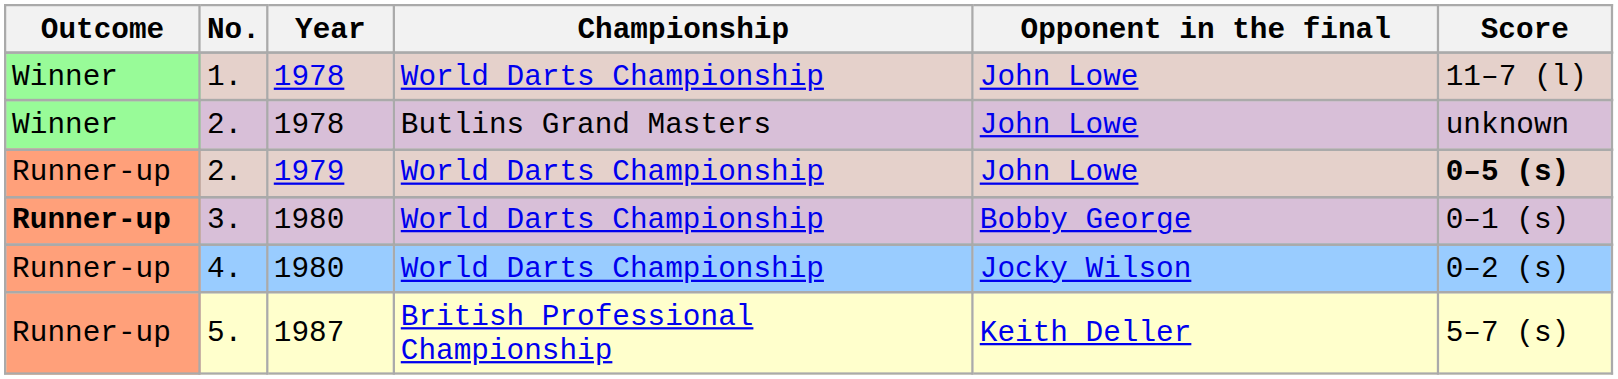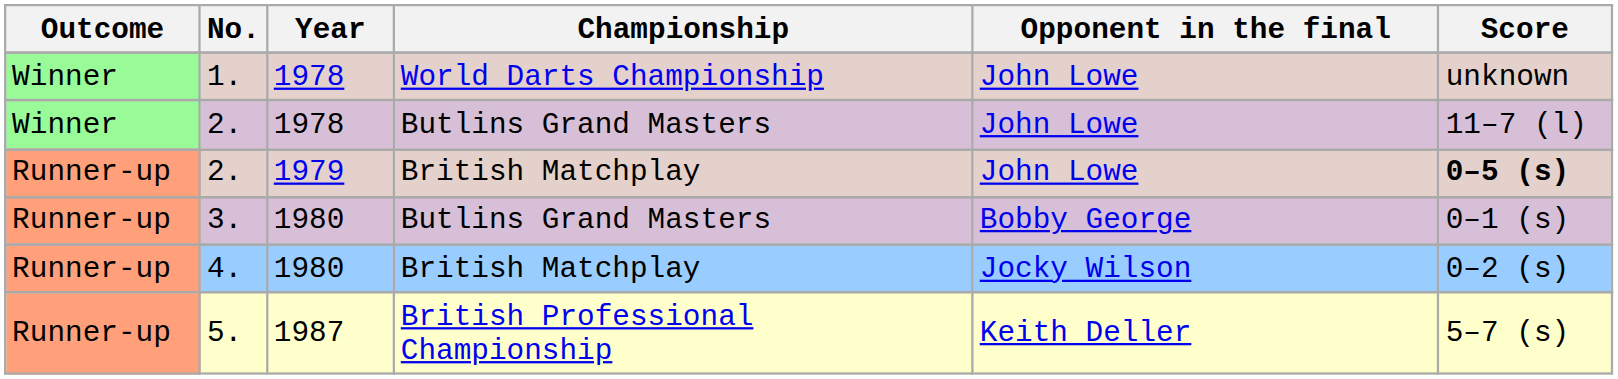(1516, 77) 11–7 (l) -> (1507, 77) unknown
(1507, 125) unknown -> (1516, 125) 11–7 (l)
(612, 173) World Darts Championship -> (551, 173) British Matchplay
(91, 221) bold -> (91, 221) normal
(612, 221) World Darts Championship -> (586, 221) Butlins Grand Masters
(612, 268) World Darts Championship -> (551, 268) British Matchplay
